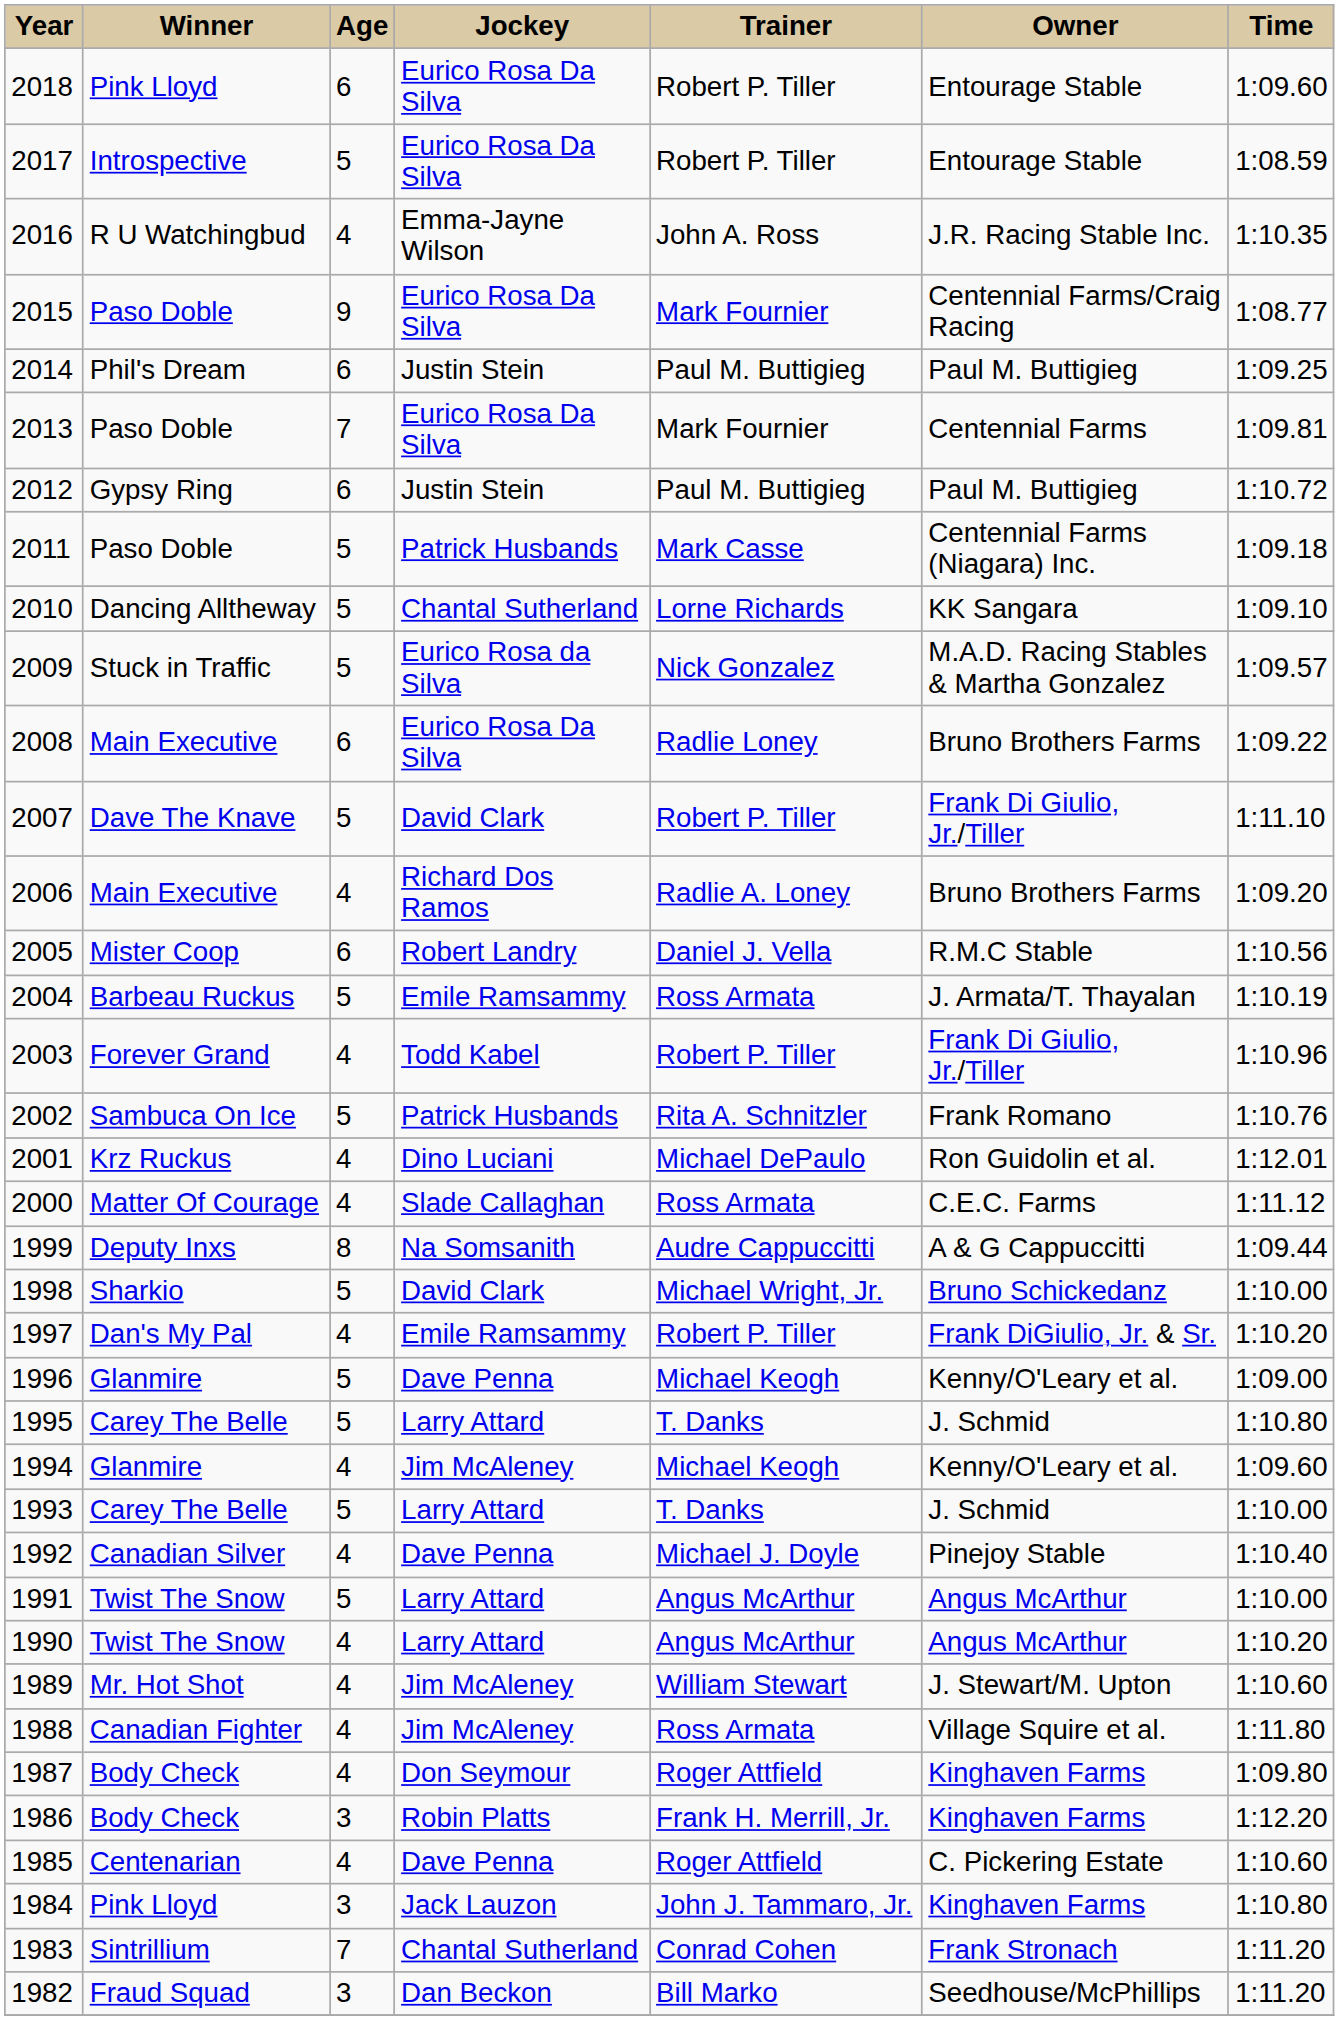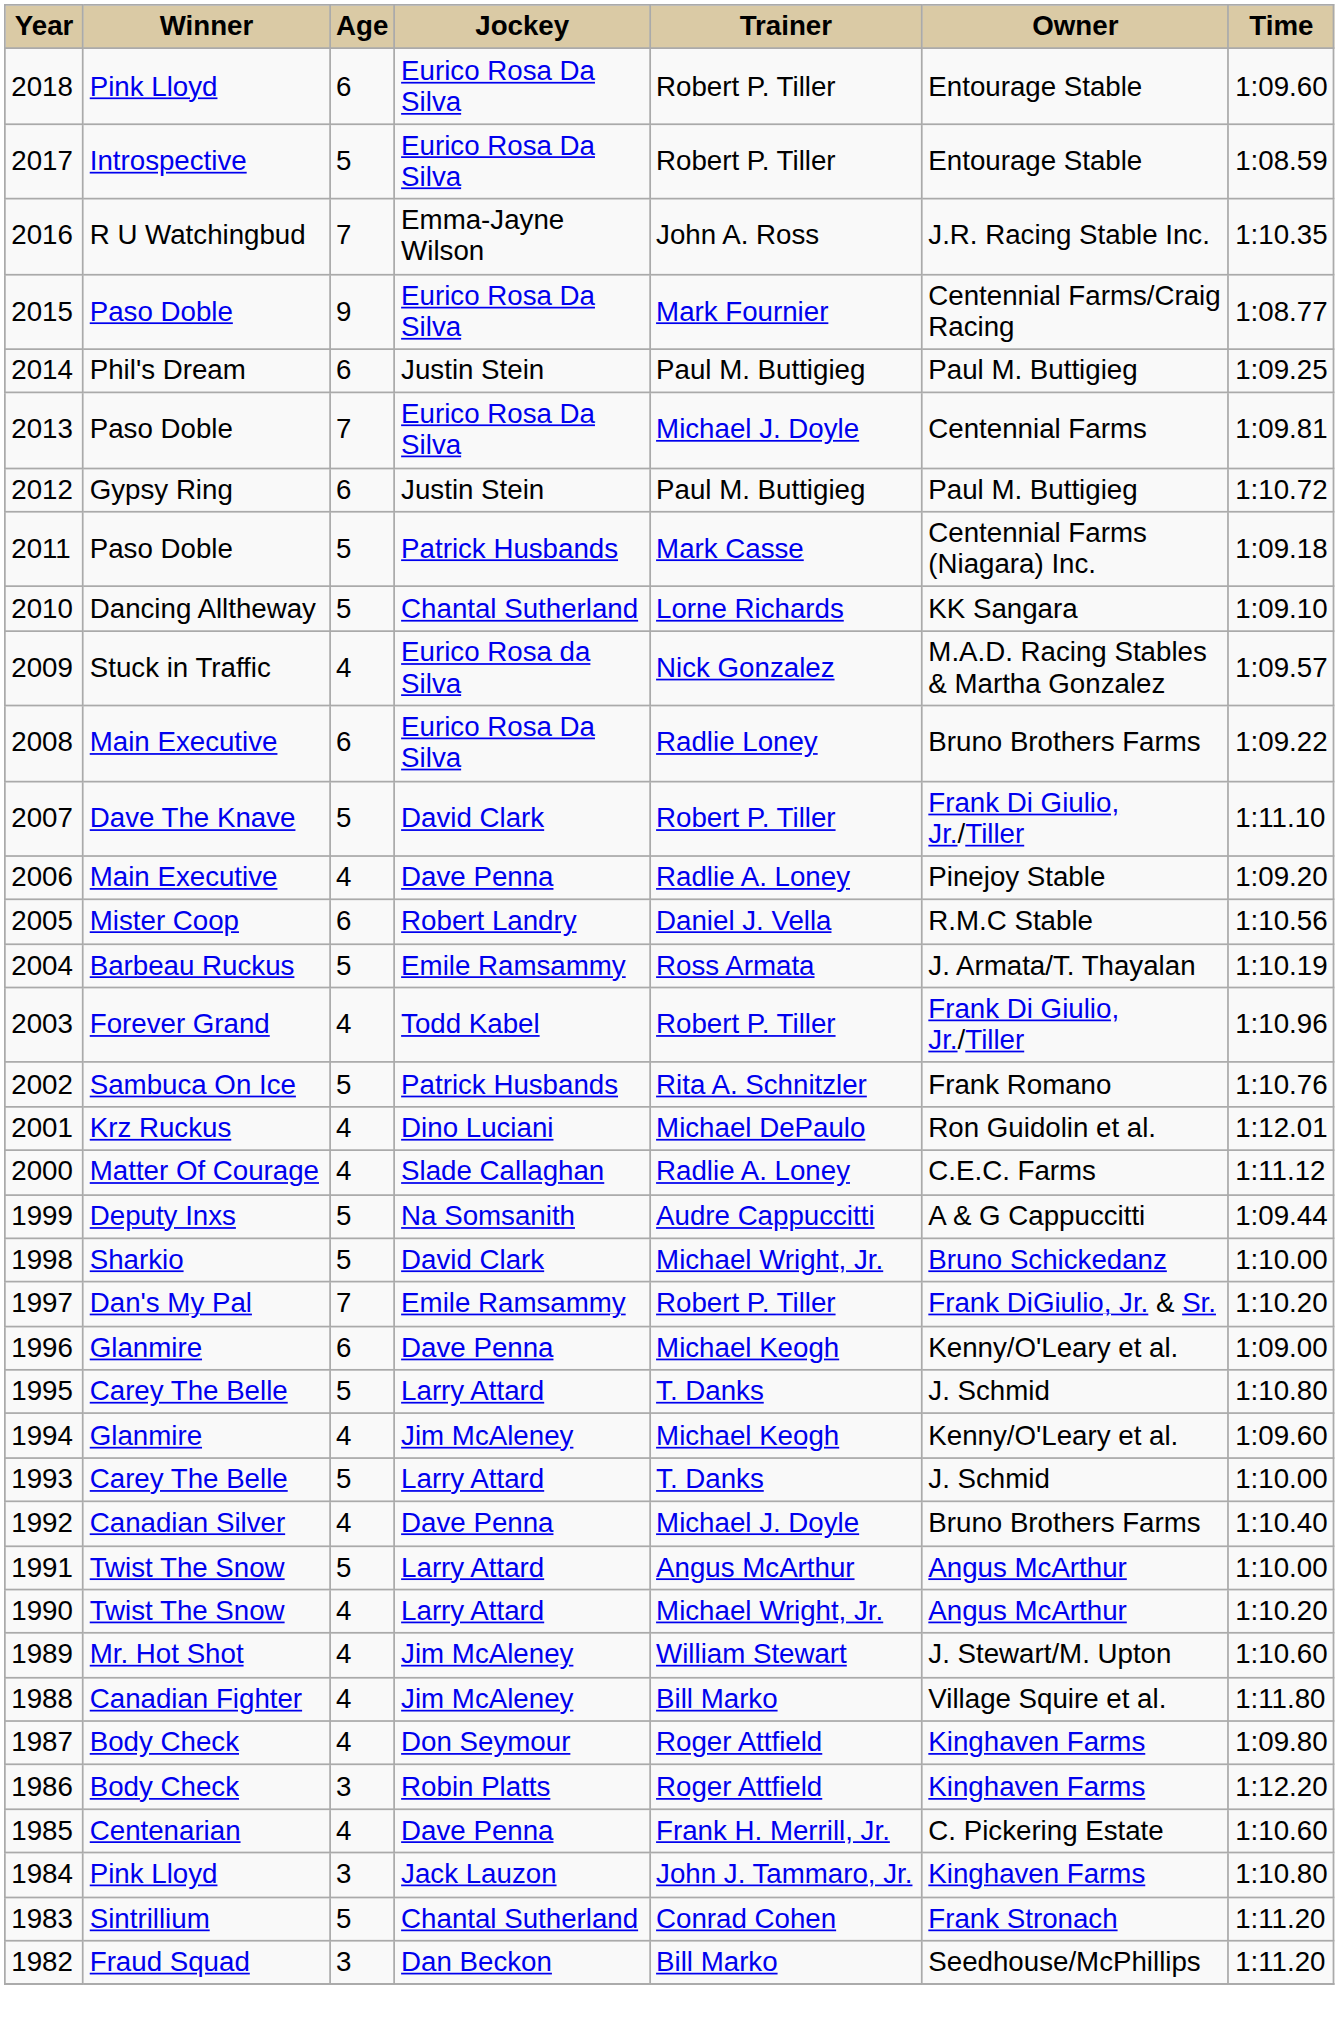(344, 235) 4 -> (344, 235) 7
(742, 429) Mark Fournier -> (758, 429) Michael J. Doyle
(344, 667) 5 -> (344, 667) 4
(477, 892) Richard Dos Ramos -> (477, 877) Dave Penna
(1064, 892) Bruno Brothers Farms -> (1017, 877) Pinejoy Stable
(735, 1203) Ross Armata -> (753, 1171) Radlie A. Loney
(344, 1246) 8 -> (344, 1215) 5
(344, 1334) 4 -> (344, 1303) 7
(344, 1378) 5 -> (344, 1347) 6
(1017, 1554) Pinejoy Stable -> (1064, 1523) Bruno Brothers Farms
(755, 1642) Angus McArthur -> (770, 1610) Michael Wright, Jr.
(735, 1729) Ross Armata -> (717, 1698) Bill Marko
(773, 1817) Frank H. Merrill, Jr. -> (739, 1786) Roger Attfield
(739, 1861) Roger Attfield -> (773, 1830) Frank H. Merrill, Jr.
(344, 1949) 7 -> (344, 1918) 5
